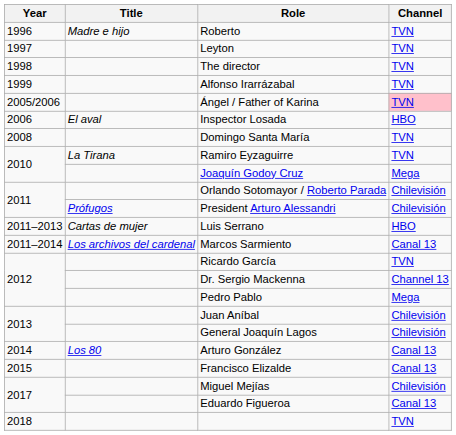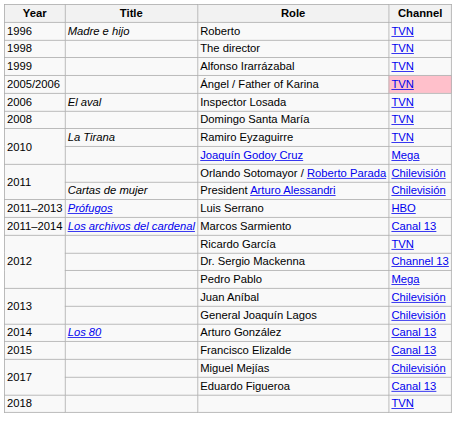- row: (217, 49)
(404, 120) HBO -> (403, 102) TVN
(90, 209) Prófugos -> (108, 191) Cartas de mujer
(108, 227) Cartas de mujer -> (90, 209) Prófugos
